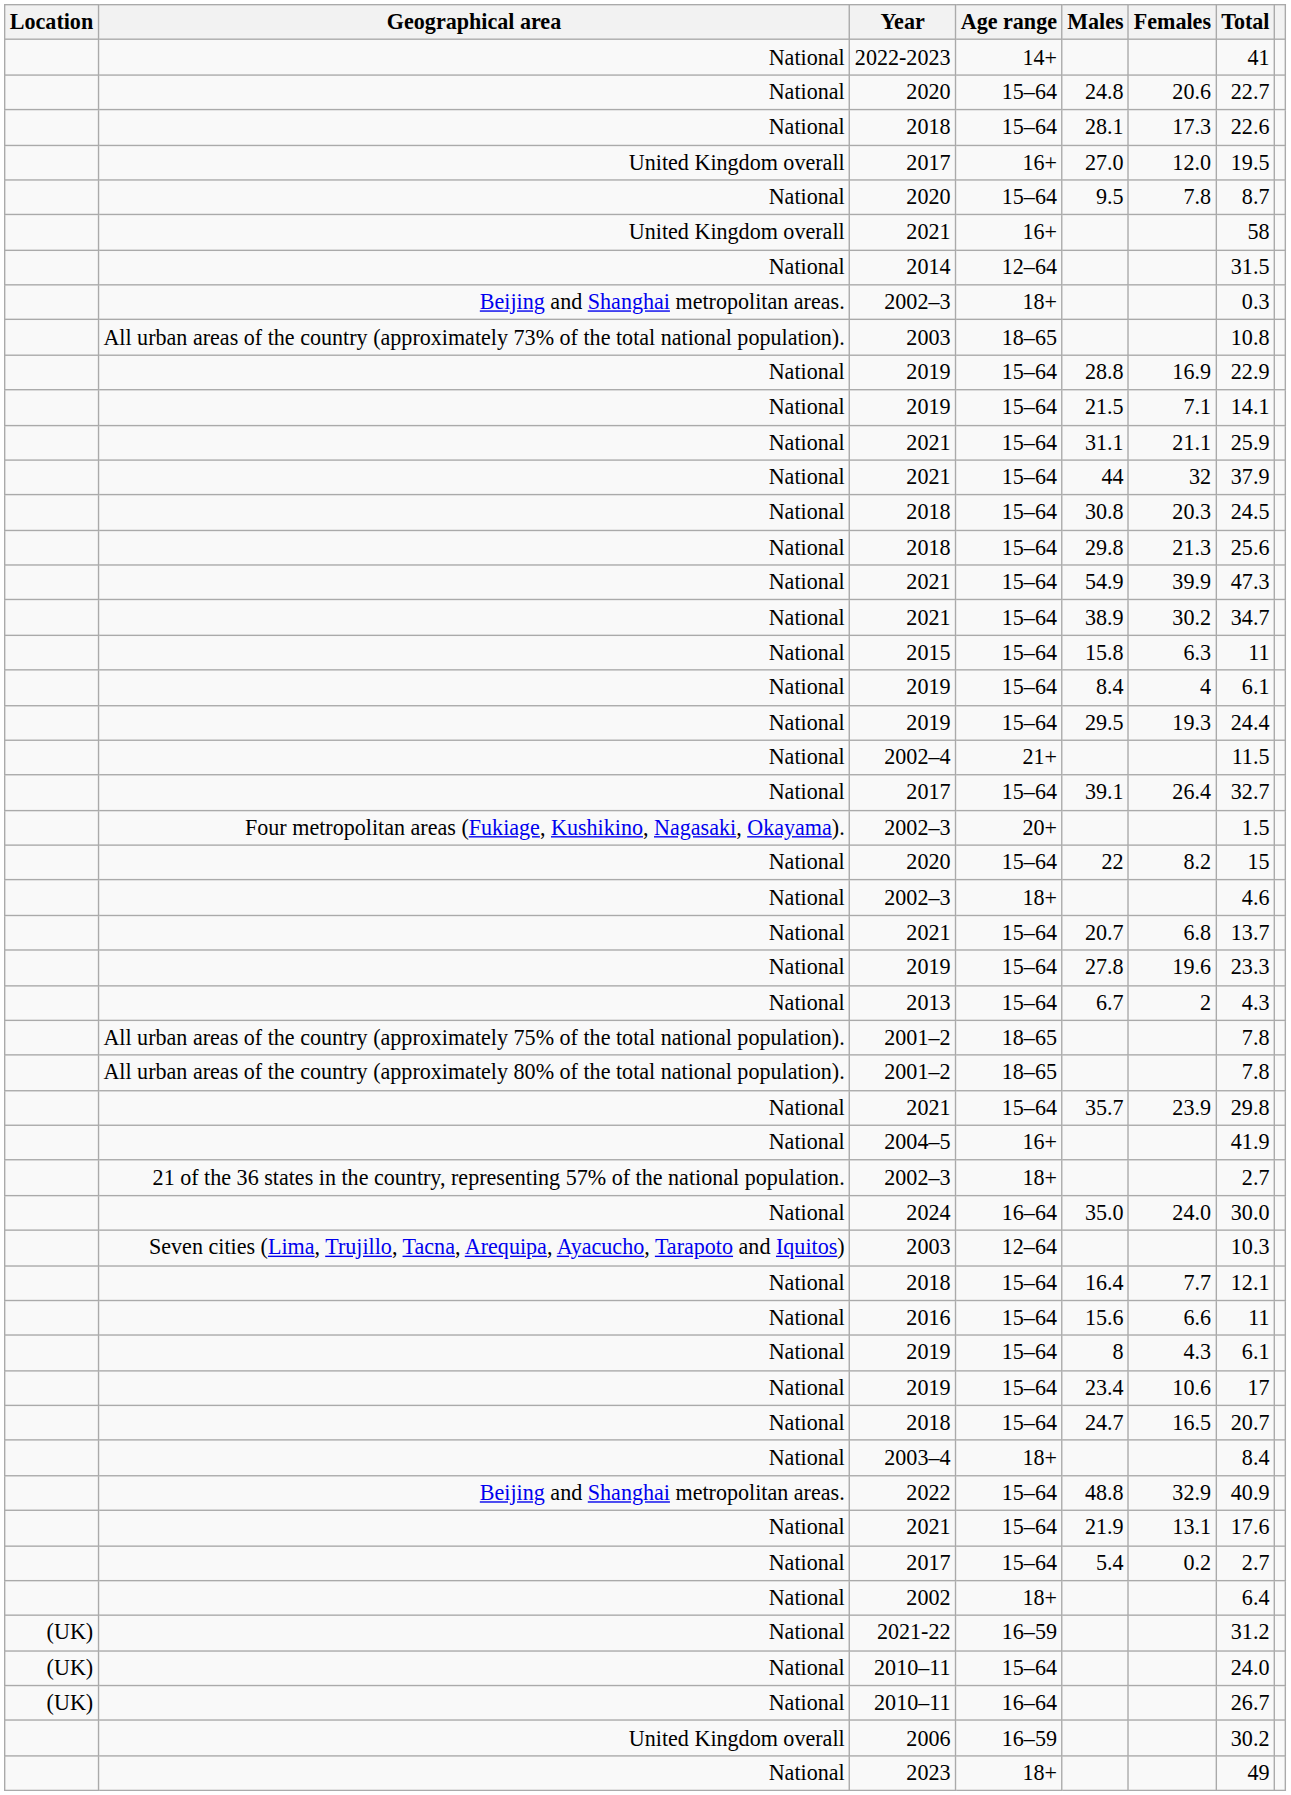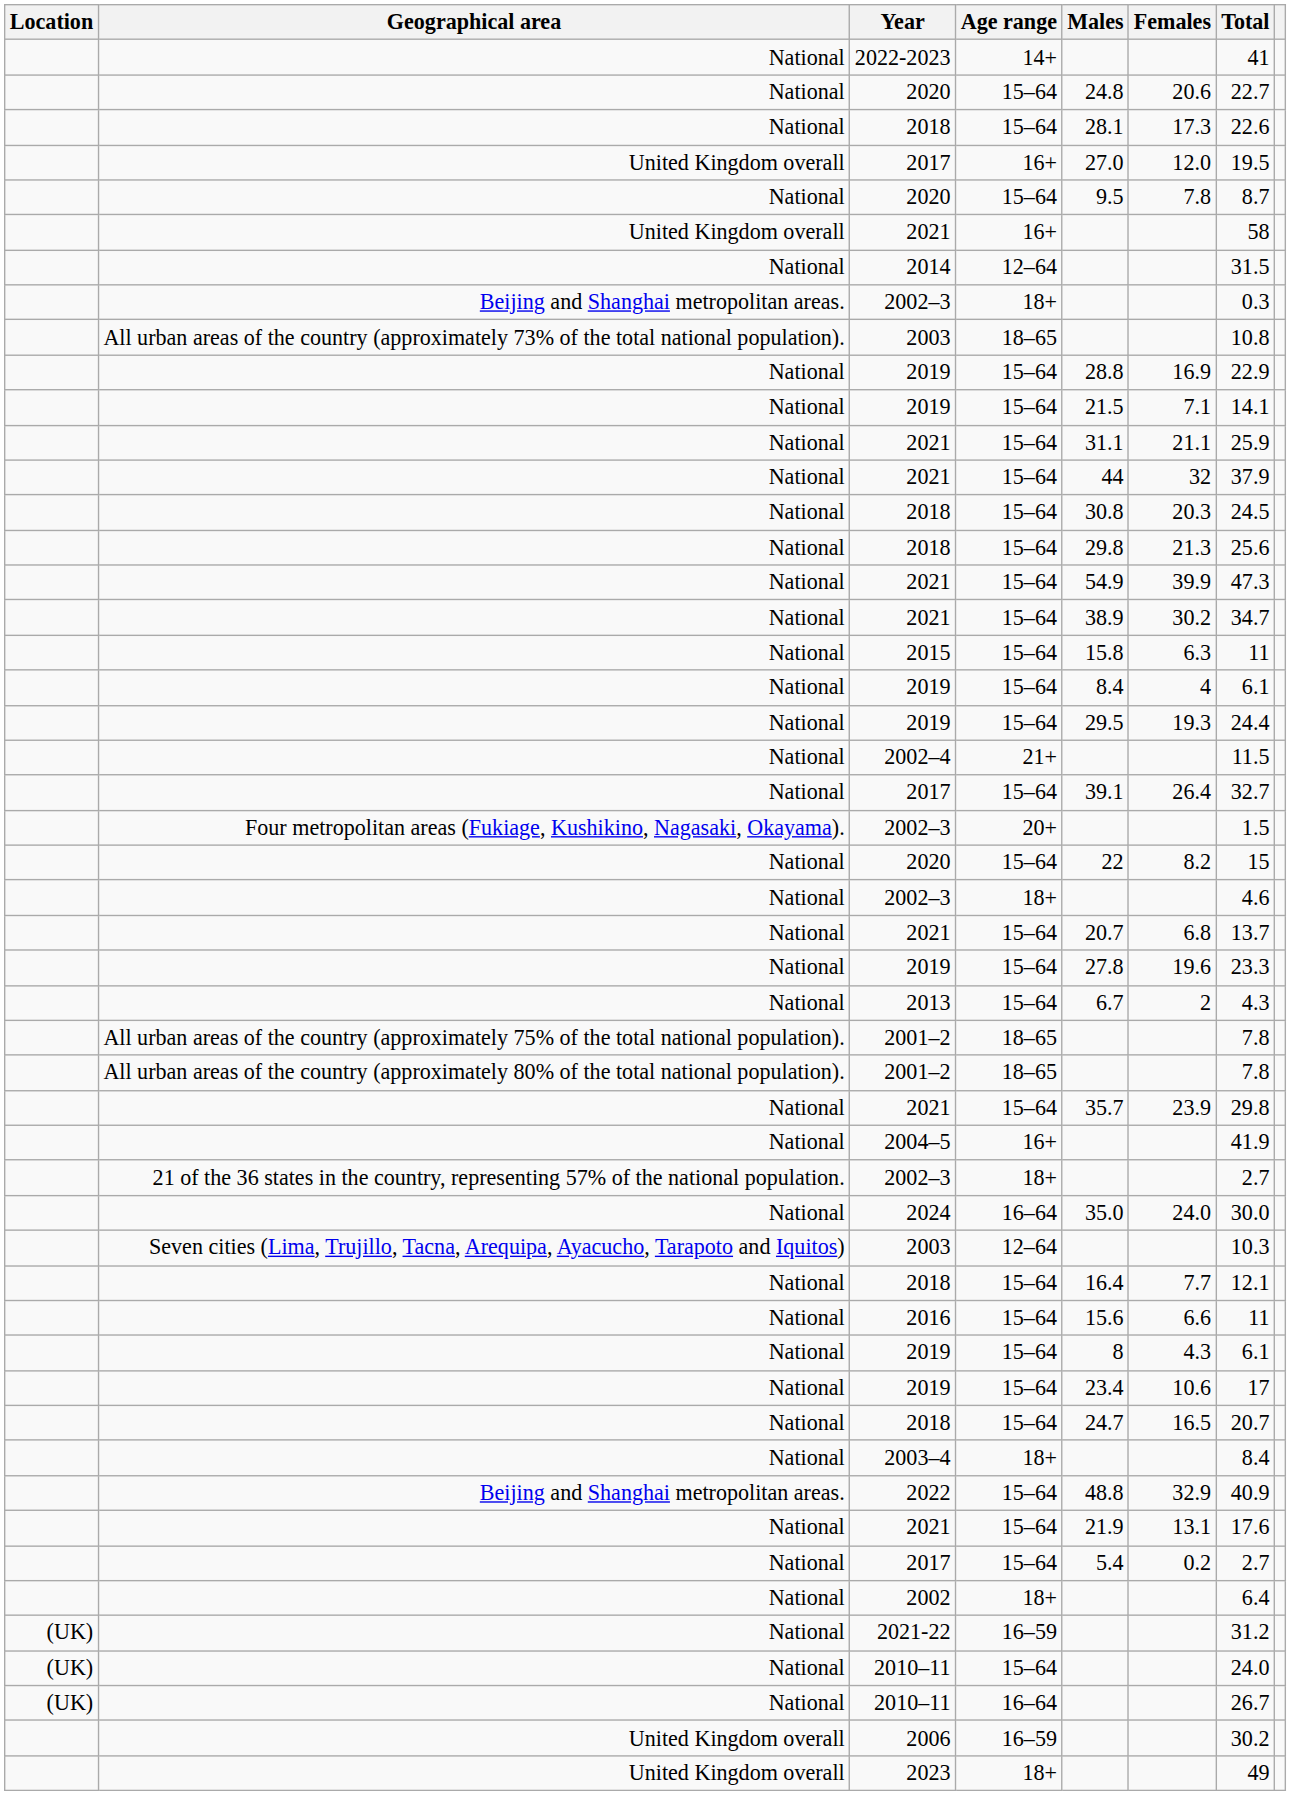(807, 1772) National -> (737, 1772) United Kingdom overall
